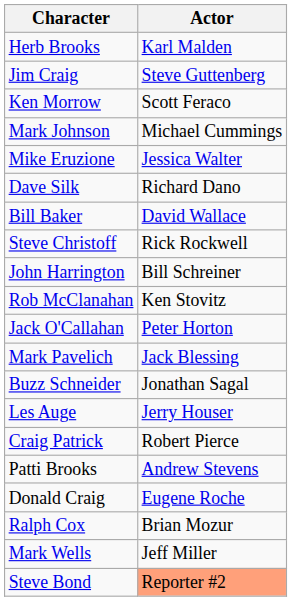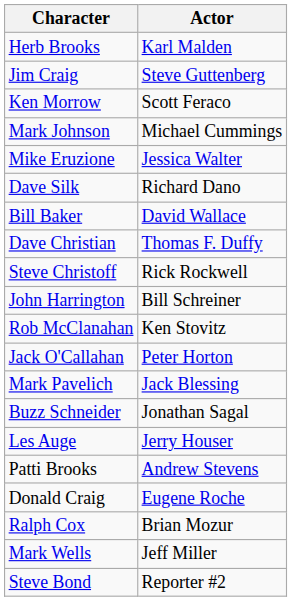+ row: (62, 243)
- row: (56, 441)
(184, 581) lightsalmon background -> (184, 581) no background
